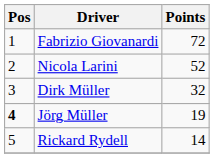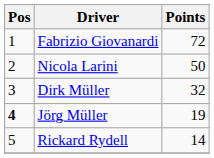(198, 65) 52 -> (198, 65) 50
